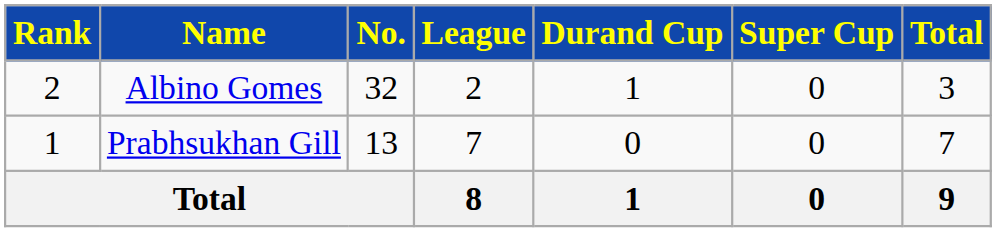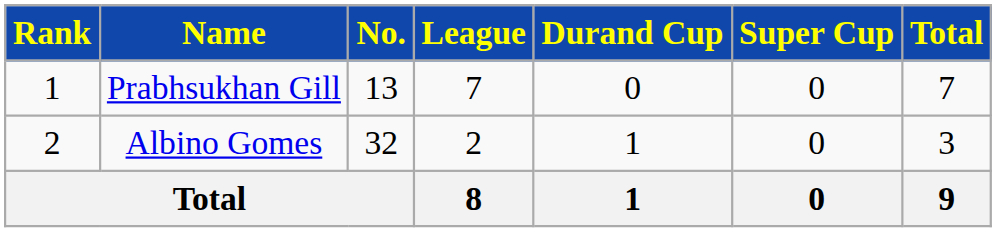rows swapped: (224, 143) <-> (224, 87)
